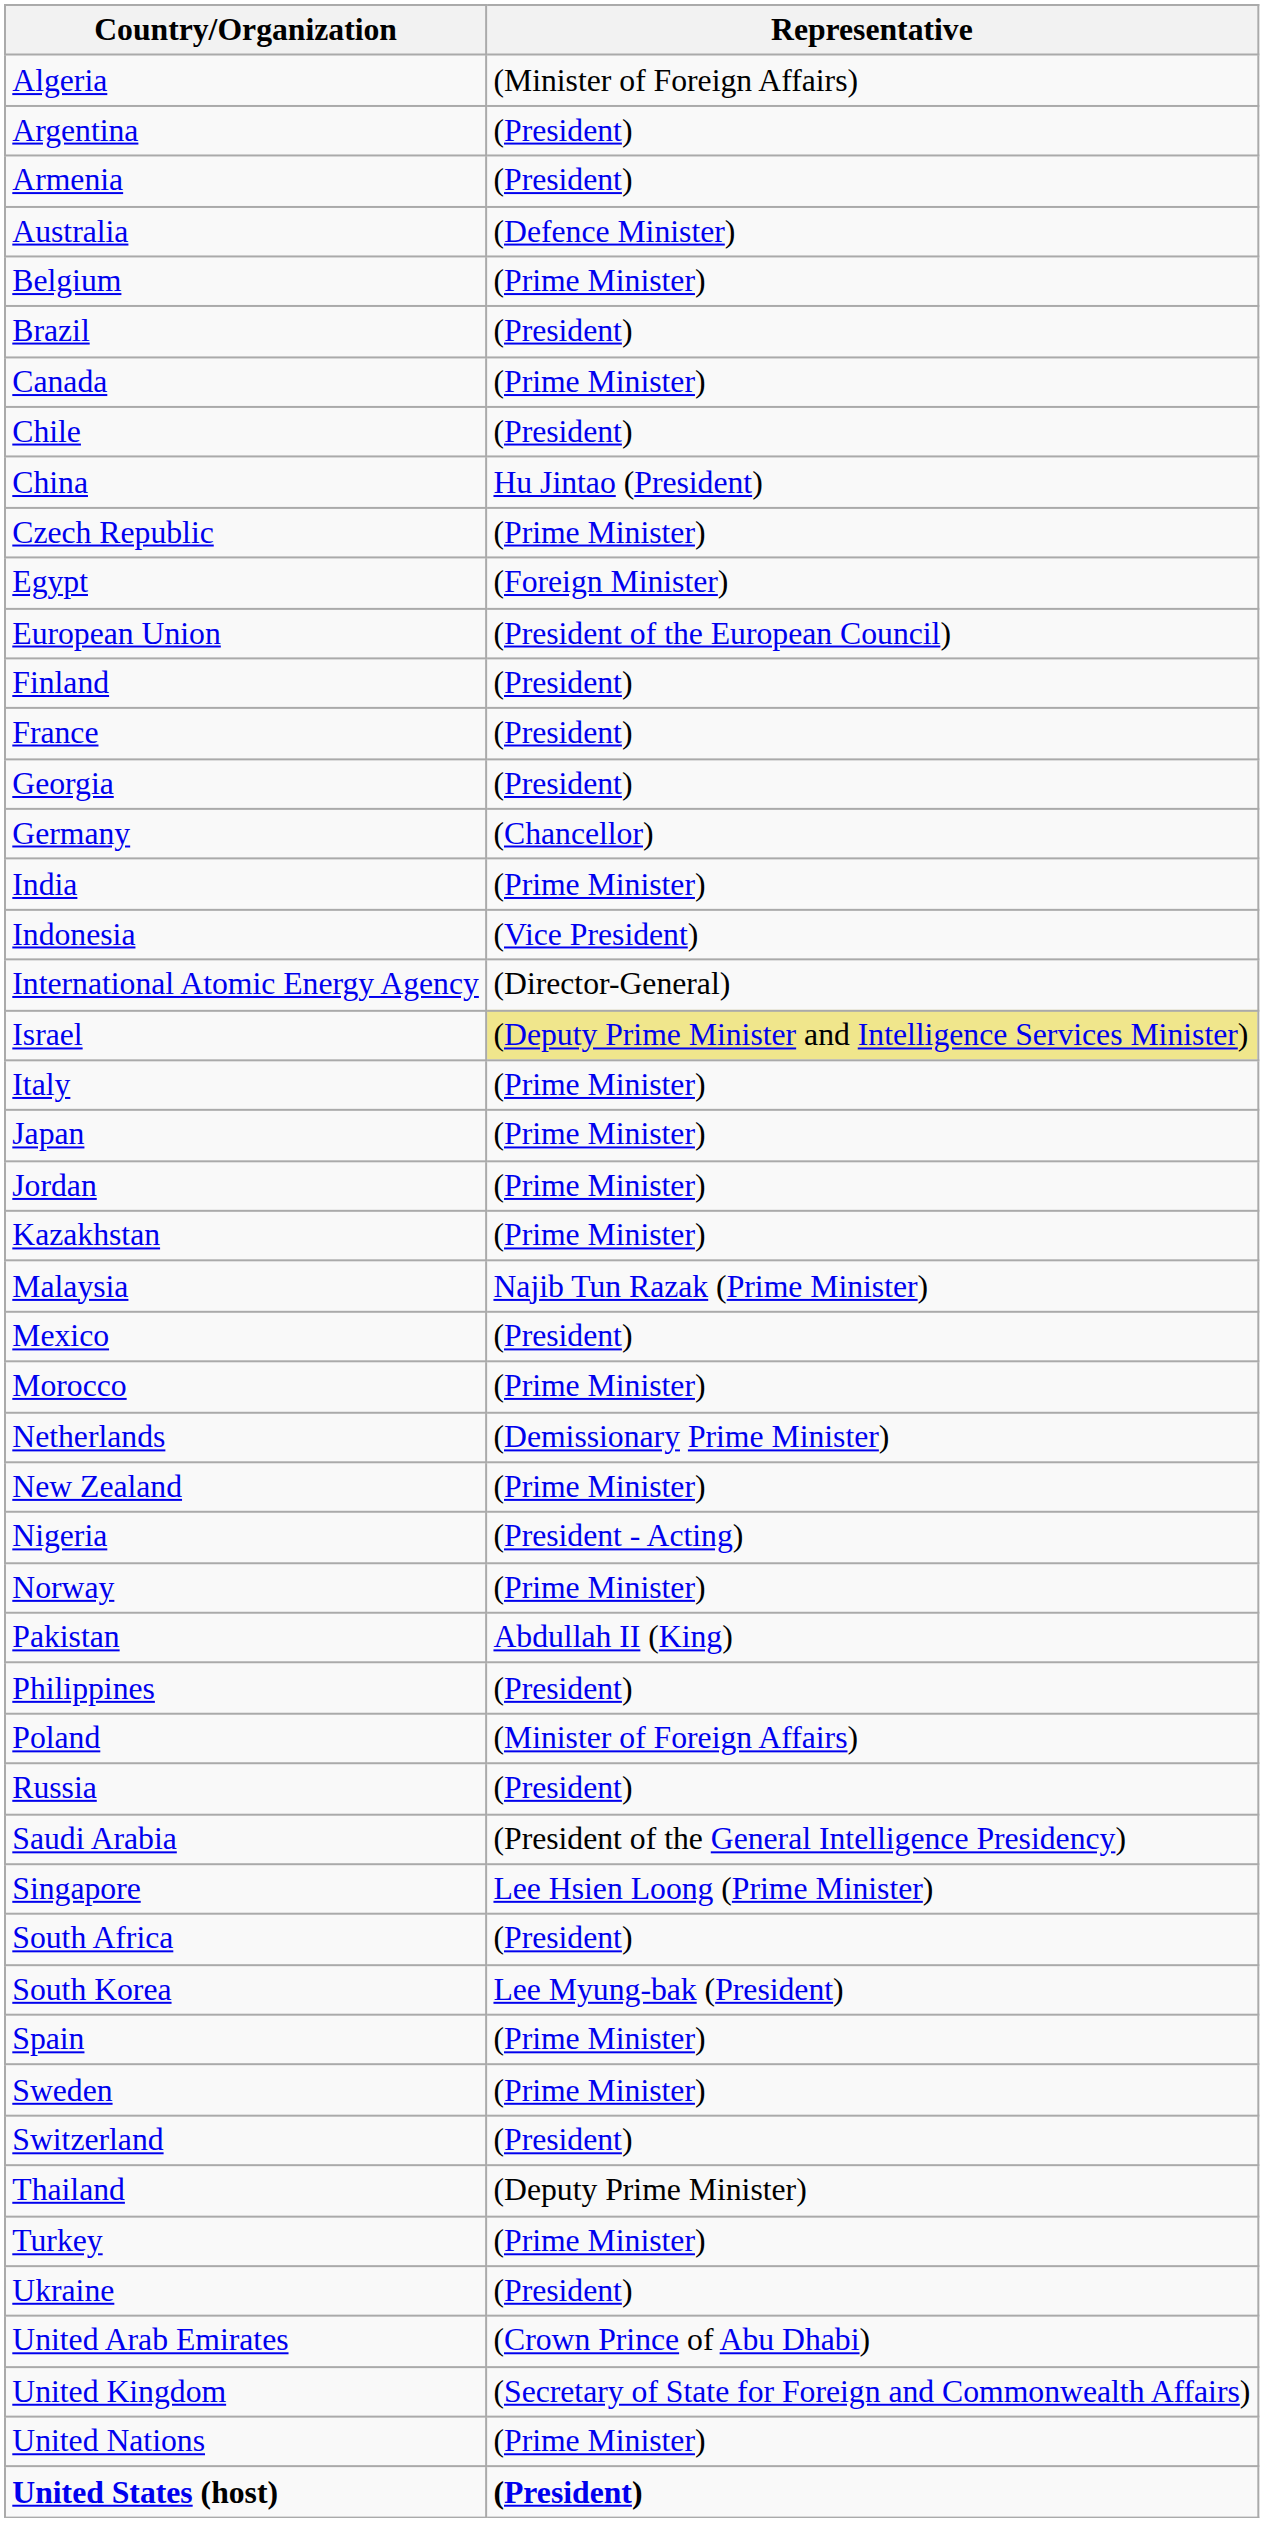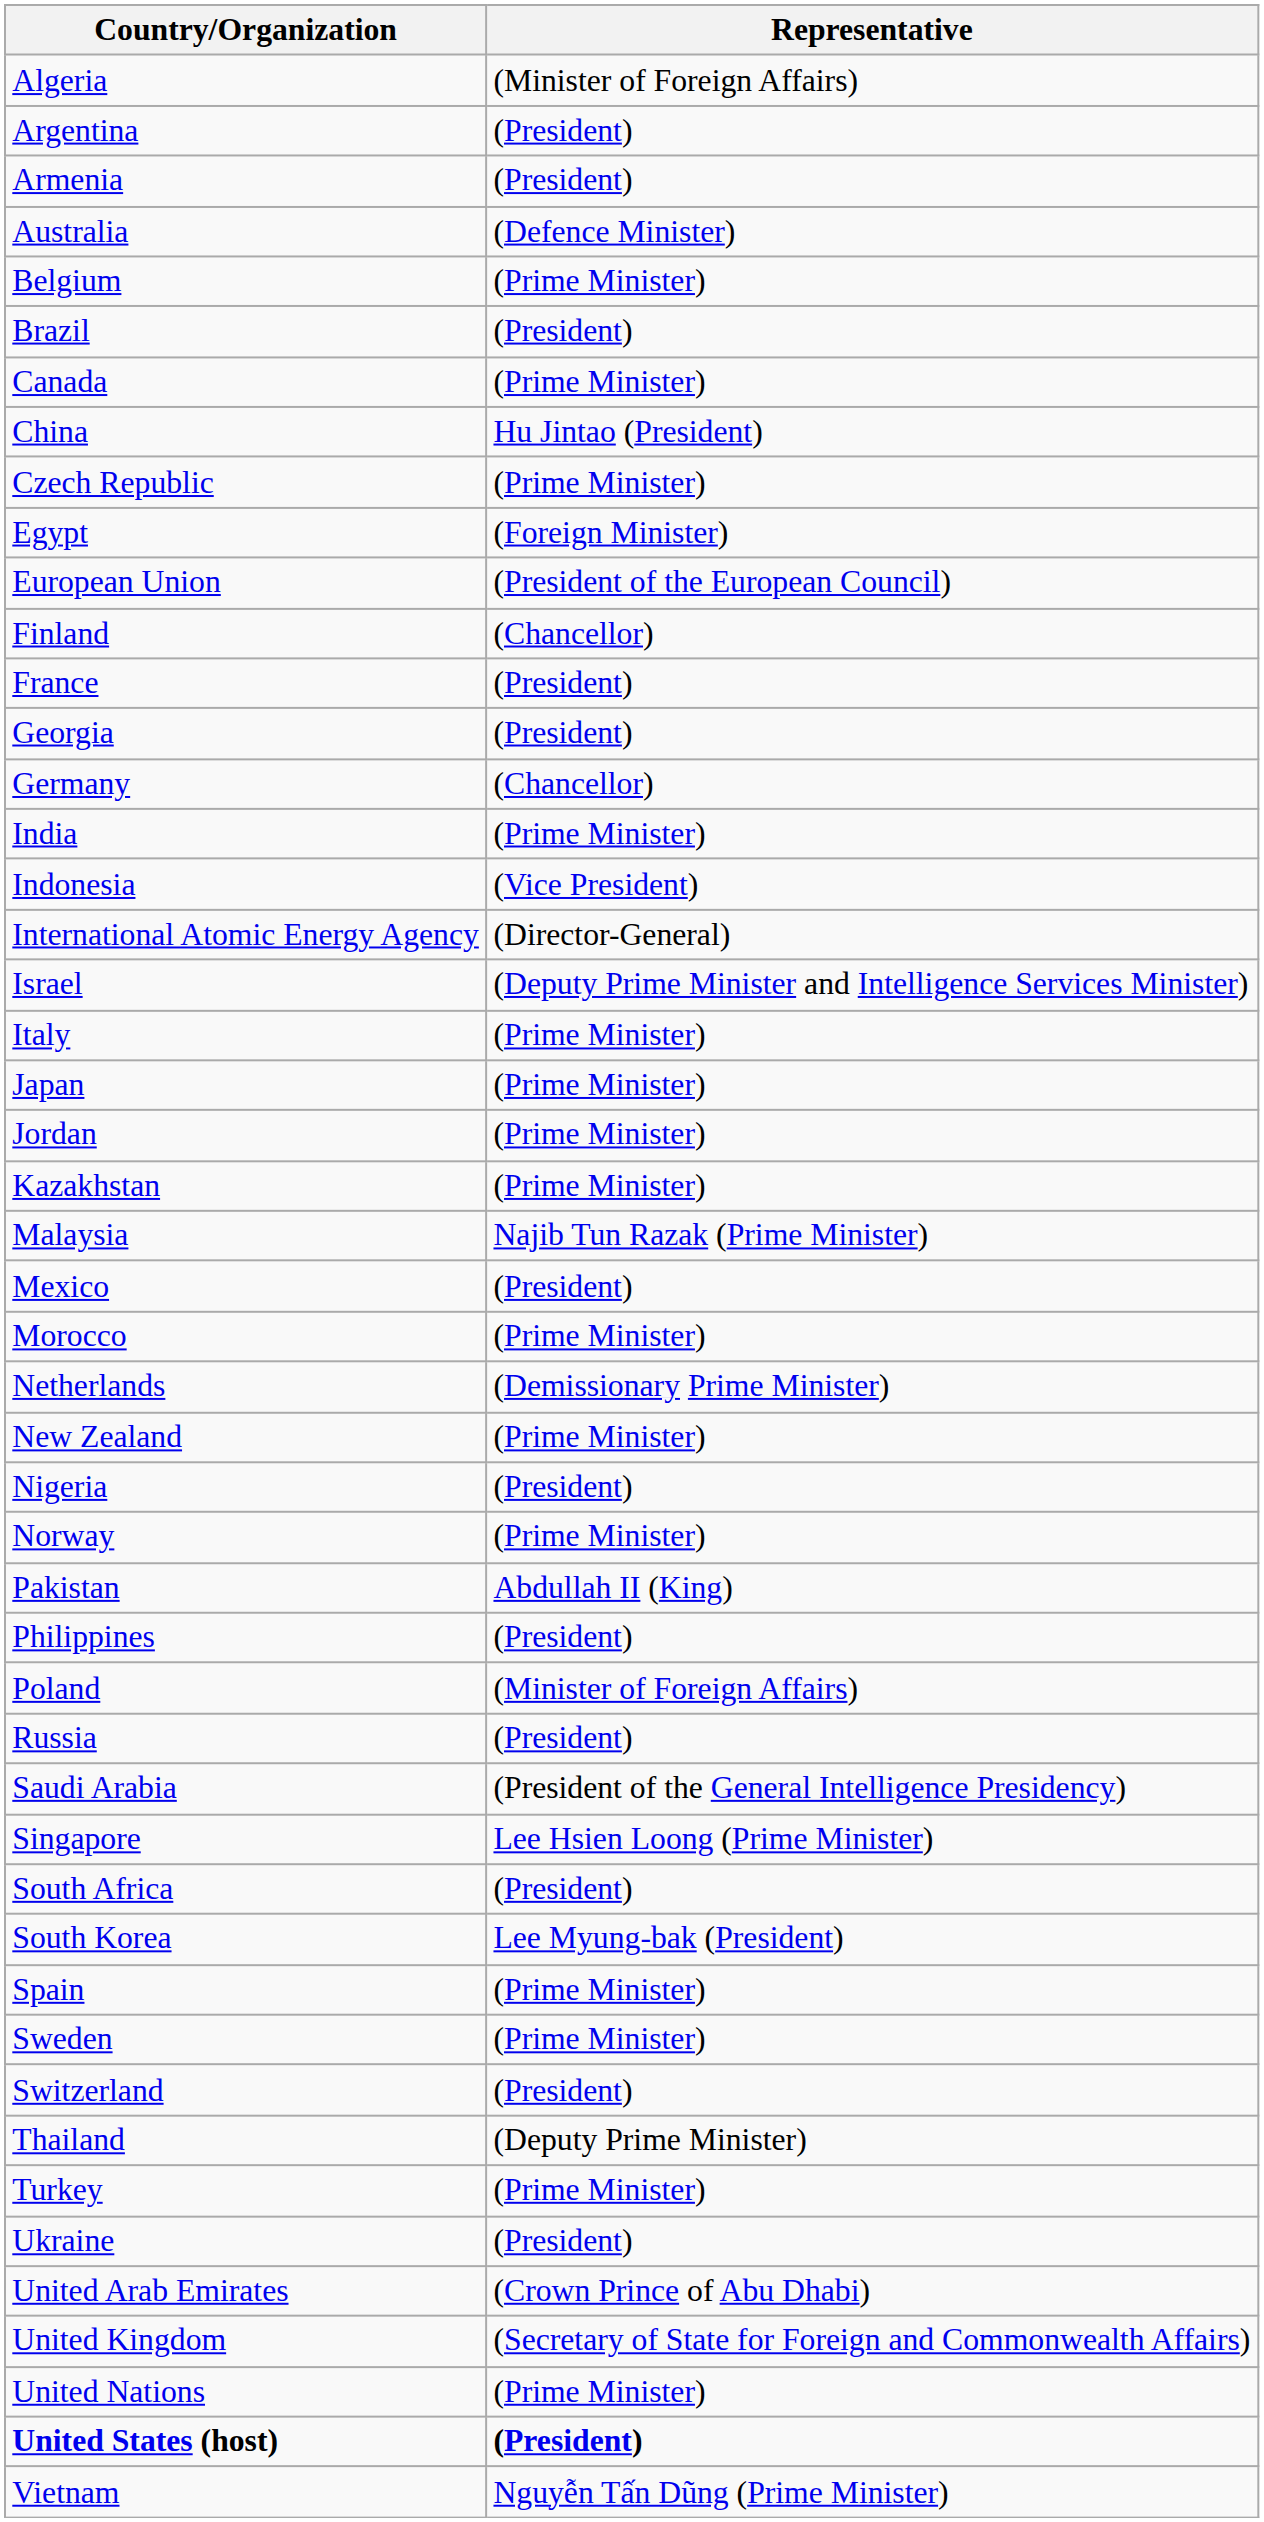- row: (47, 431)
(563, 682) (President) -> (574, 632) (Chancellor)
(871, 1034) khaki background -> (871, 984) no background
(618, 1536) (President - Acting) -> (563, 1486) (President)
+ row: (66, 2491)
